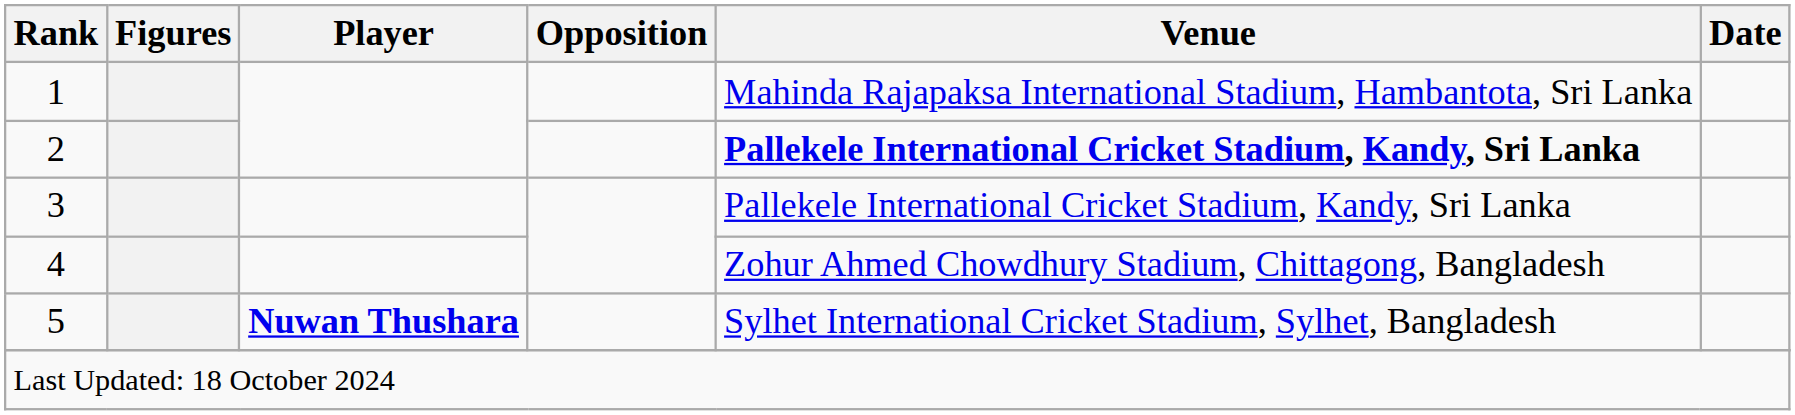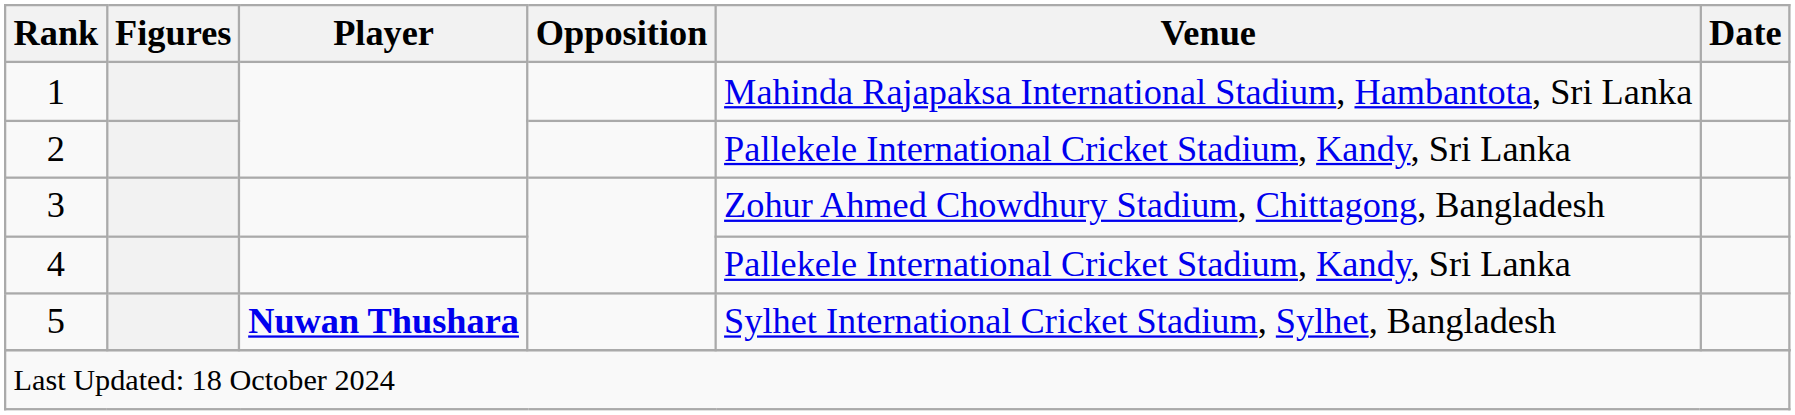(1182, 148) bold -> (1148, 148) normal
(1148, 206) Pallekele International Cricket Stadium, Kandy, Sri Lanka -> (1164, 206) Zohur Ahmed Chowdhury Stadium, Chittagong, Bangladesh
(1164, 263) Zohur Ahmed Chowdhury Stadium, Chittagong, Bangladesh -> (1148, 263) Pallekele International Cricket Stadium, Kandy, Sri Lanka
